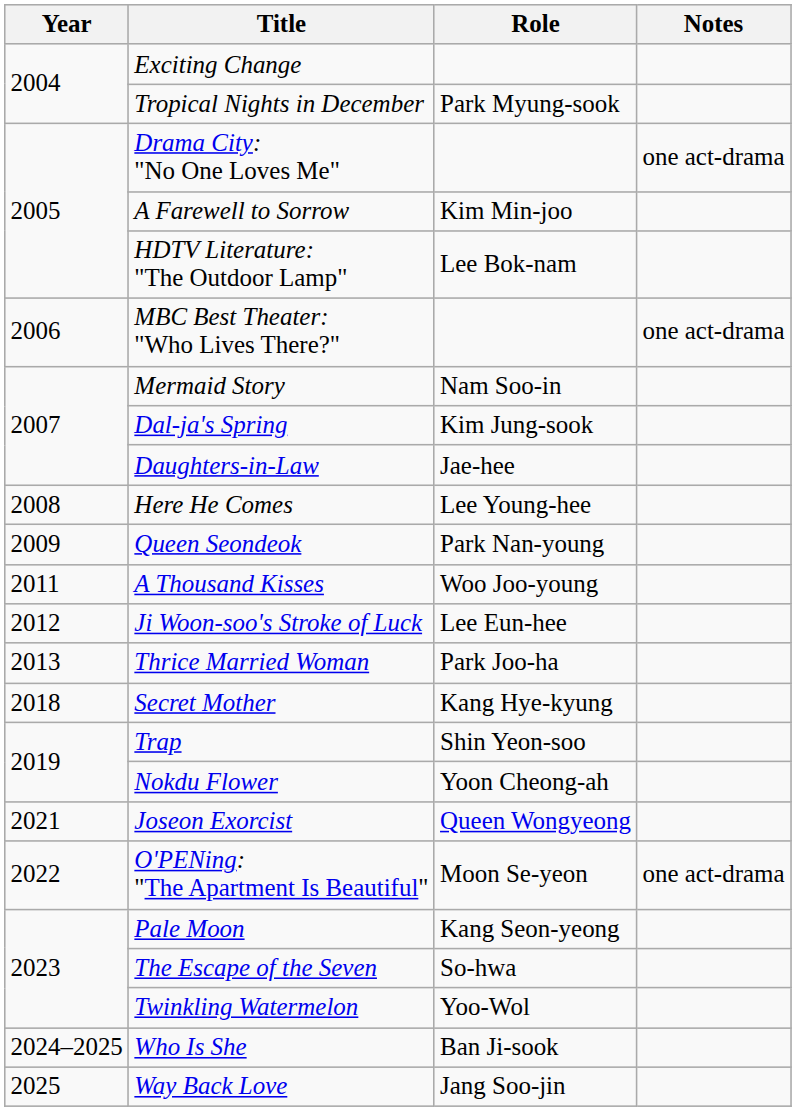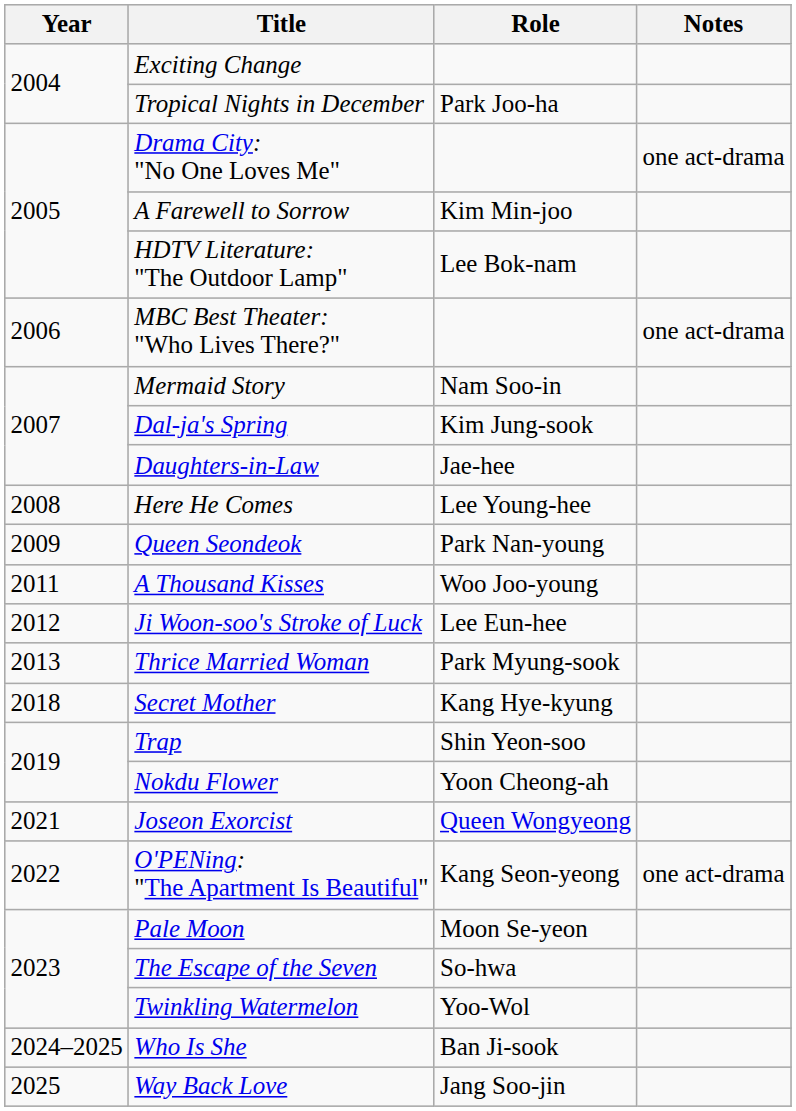(530, 103) Park Myung-sook -> (499, 103) Park Joo-ha
(499, 662) Park Joo-ha -> (530, 662) Park Myung-sook
(514, 874) Moon Se-yeon -> (530, 874) Kang Seon-yeong
(530, 928) Kang Seon-yeong -> (514, 928) Moon Se-yeon
